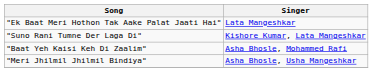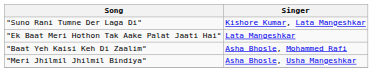rows swapped: (74, 36) <-> (114, 23)
